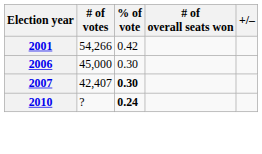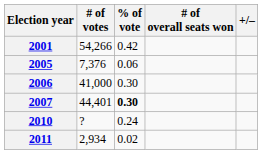+ row: (40, 64)
(96, 64) 45,000 -> (96, 83) 41,000
(96, 83) 42,407 -> (96, 102) 44,401
(128, 102) bold -> (128, 121) normal
+ row: (40, 139)
